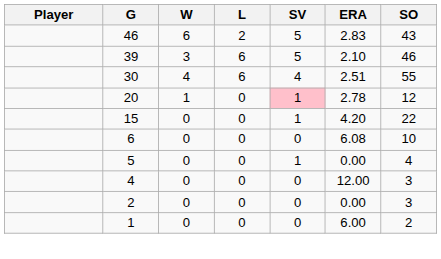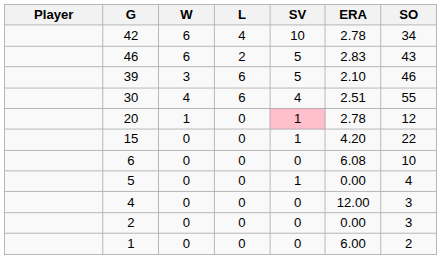+ row: (131, 35)
